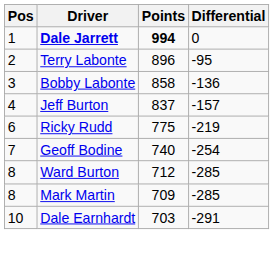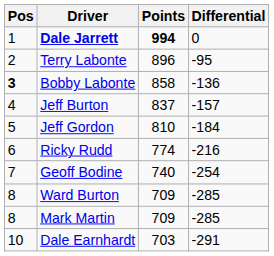(12, 83) normal -> (12, 83) bold
+ row: (77, 128)
(163, 128) 775 -> (163, 150) 774
(206, 128) -219 -> (206, 150) -216
(163, 172) 712 -> (163, 195) 709
